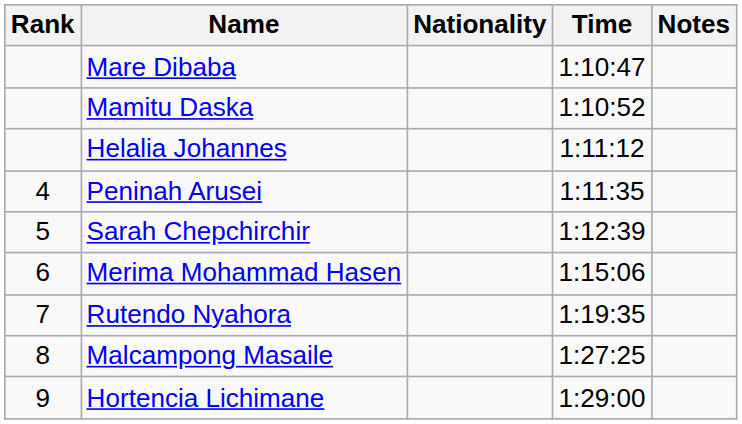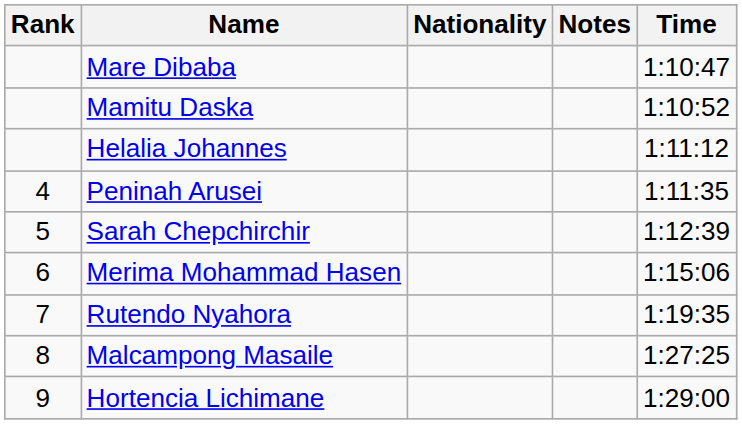columns swapped: (602, 25) <-> (694, 25)
